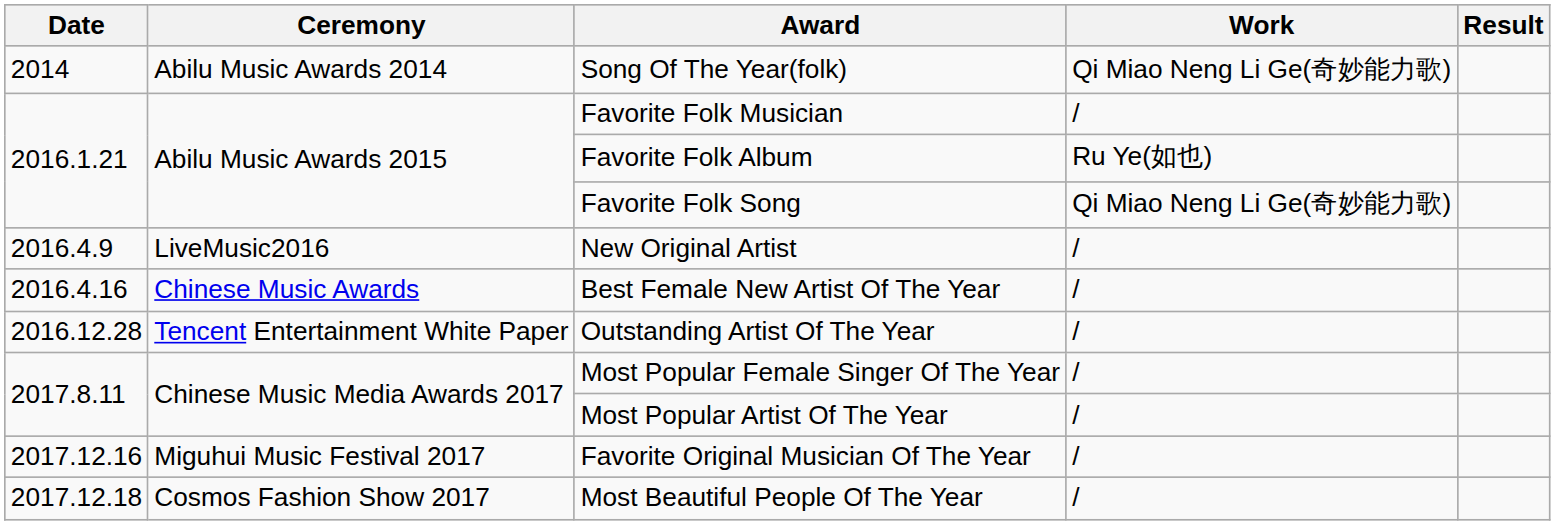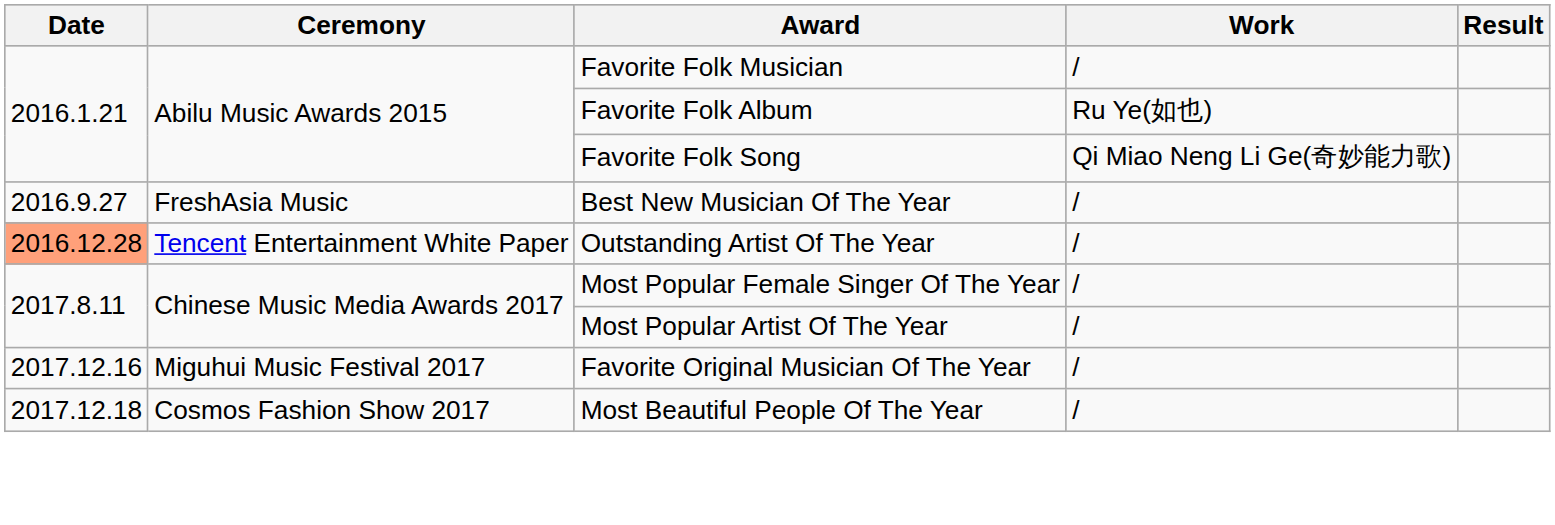- row: (714, 69)
- row: (689, 248)
- row: (790, 289)
+ row: (766, 201)
(77, 331) no background -> (77, 243) lightsalmon background
